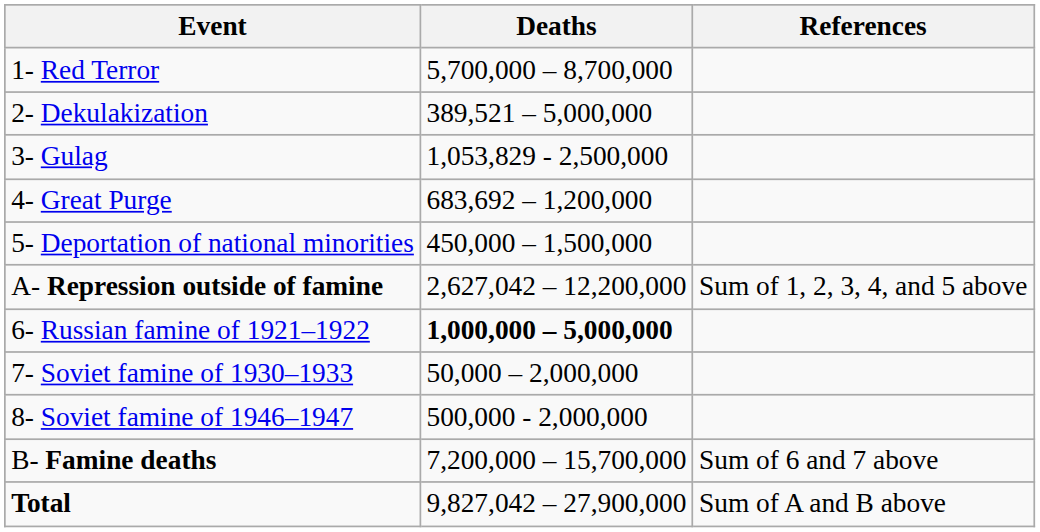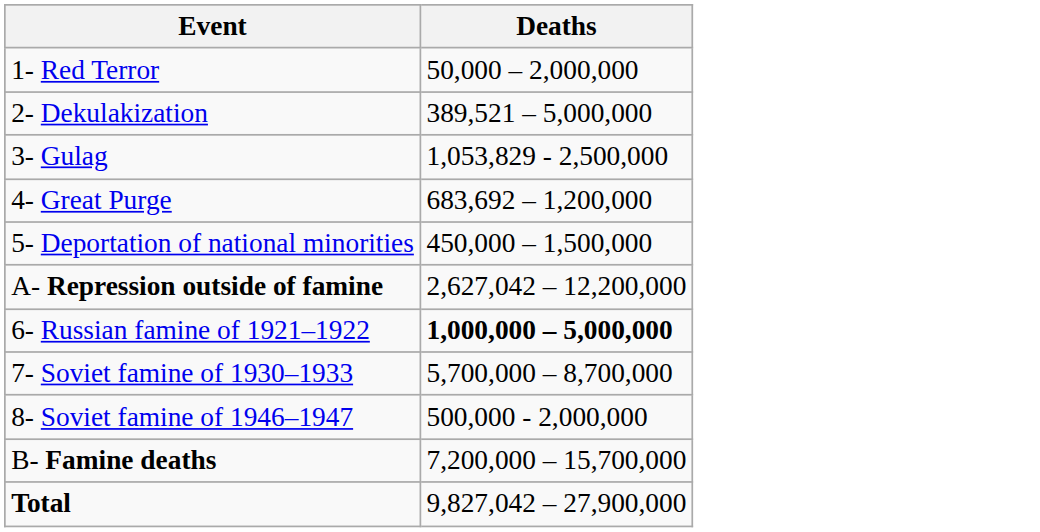- column: (863, 26)
(550, 69) 5,700,000 – 8,700,000 -> (532, 69) 50,000 – 2,000,000
(532, 373) 50,000 – 2,000,000 -> (550, 373) 5,700,000 – 8,700,000
